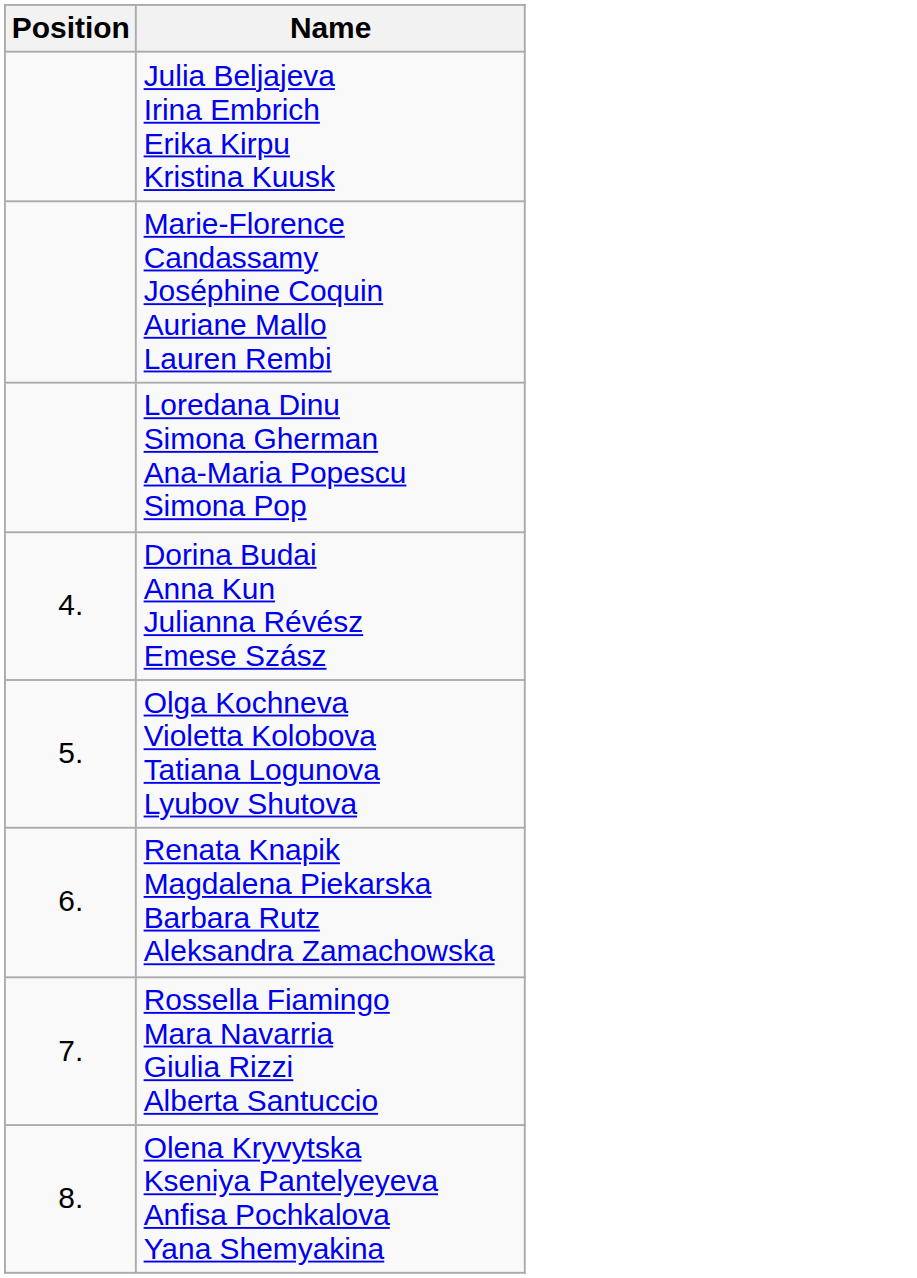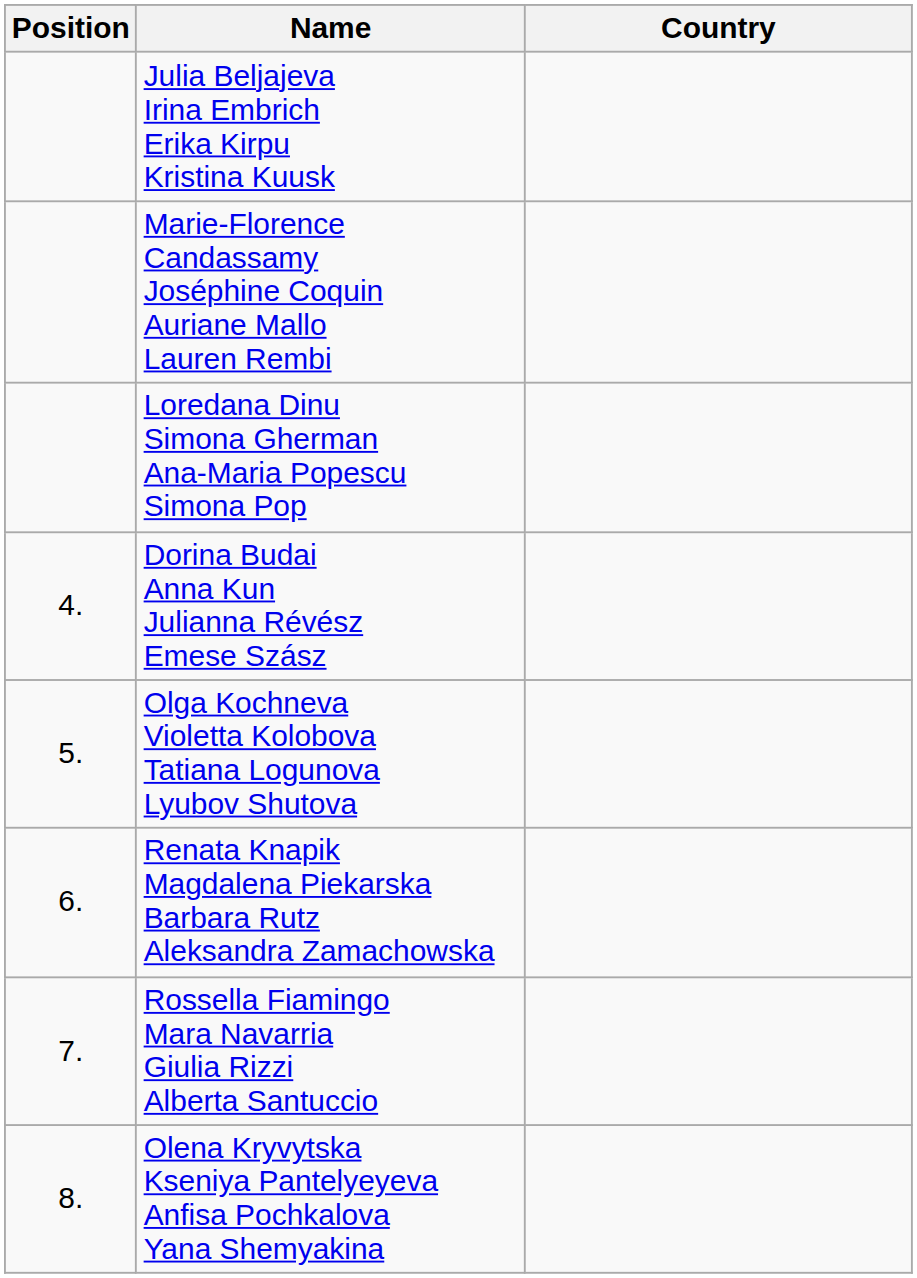+ column: (718, 28)
